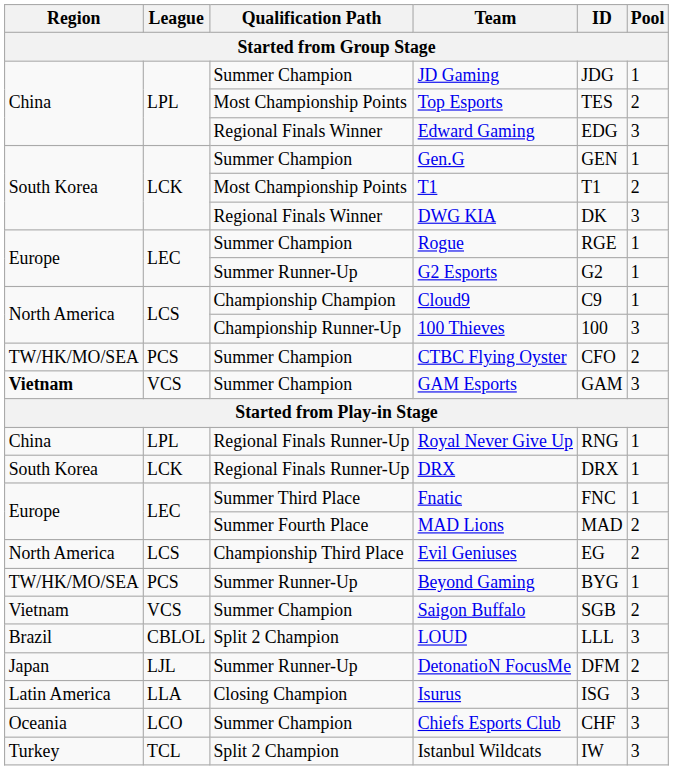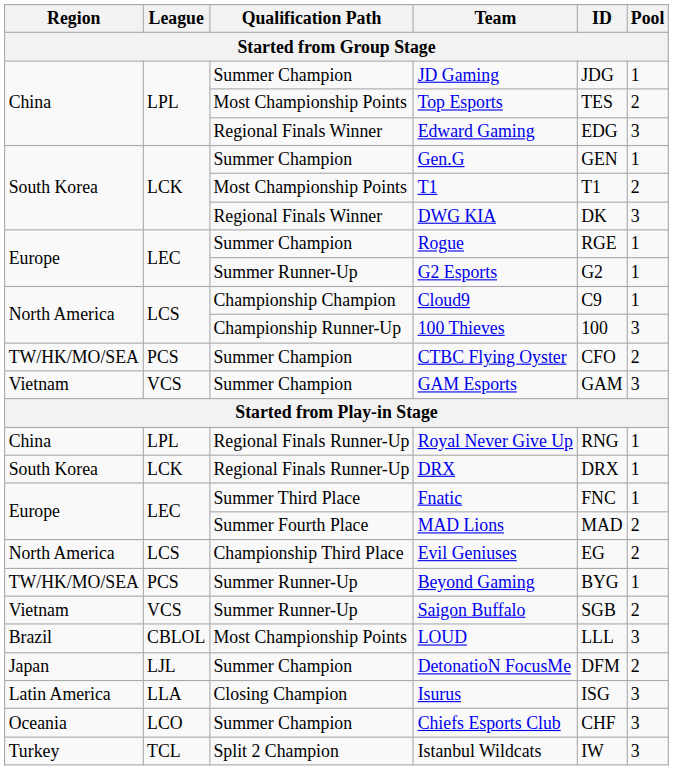(41, 384) bold -> (39, 384) normal
(283, 610) Summer Champion -> (286, 610) Summer Runner-Up
(276, 638) Split 2 Champion -> (310, 638) Most Championship Points
(286, 666) Summer Runner-Up -> (283, 666) Summer Champion
